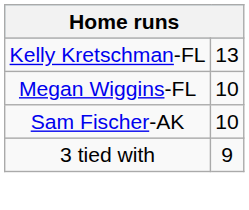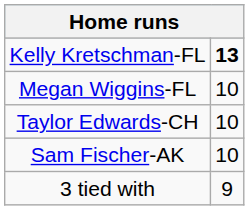(227, 55) normal -> (227, 55) bold
+ row: (108, 122)
